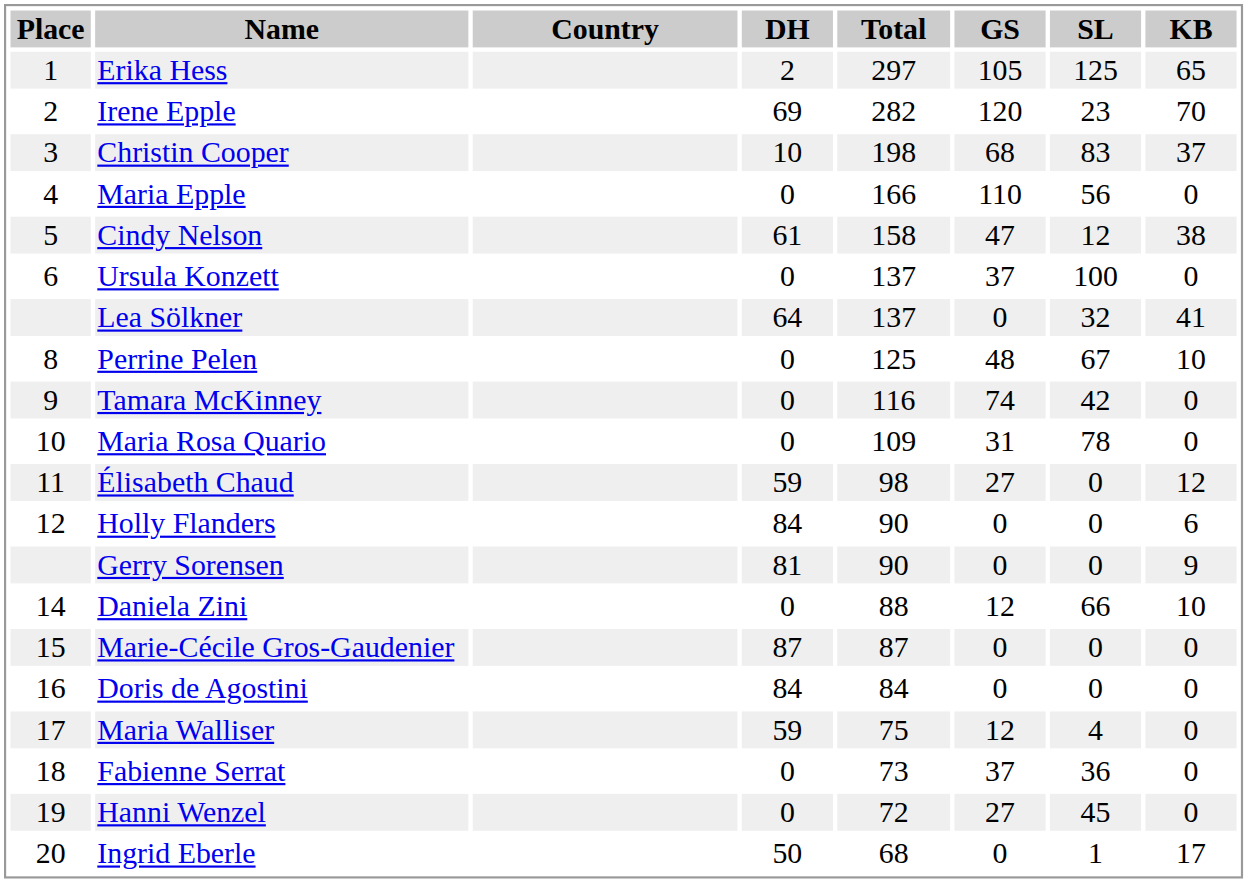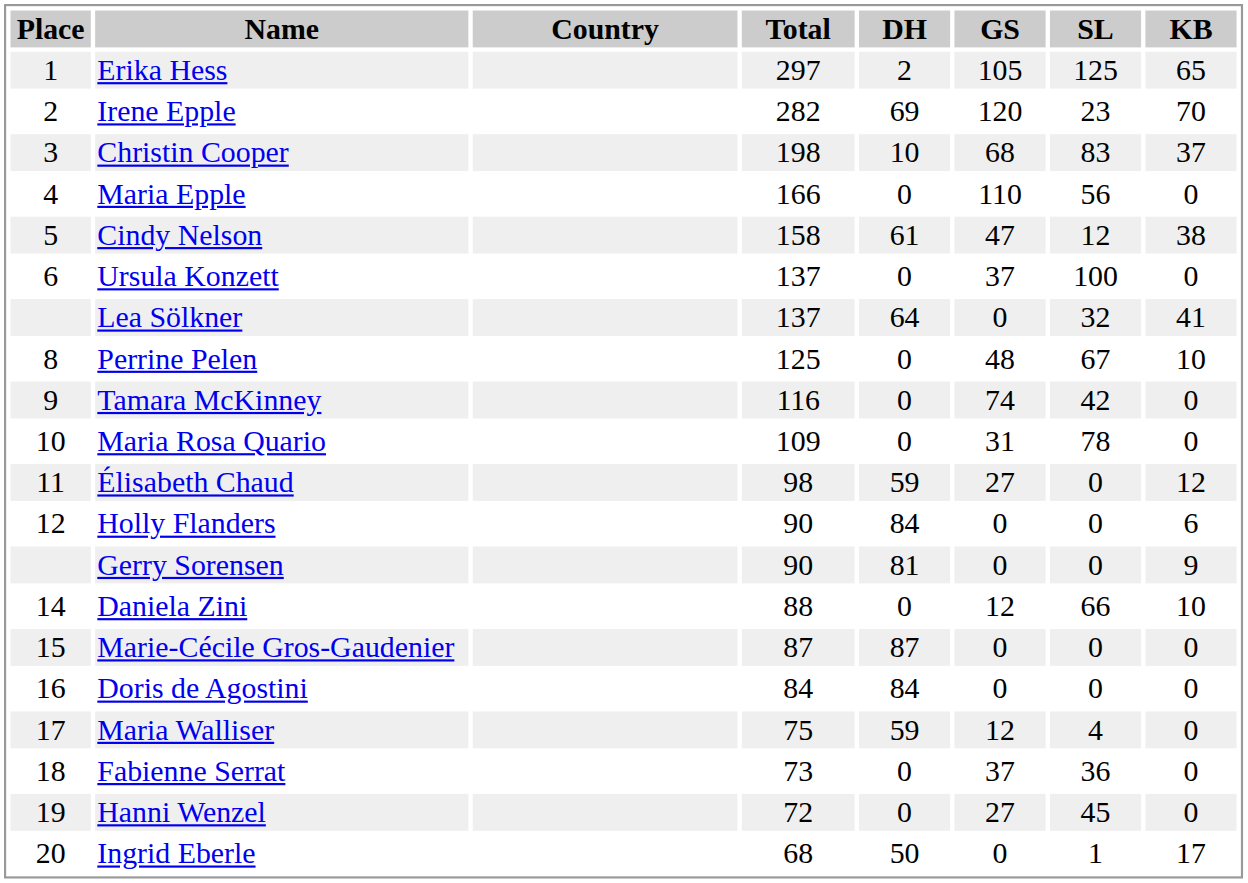columns swapped: (894, 29) <-> (787, 29)
